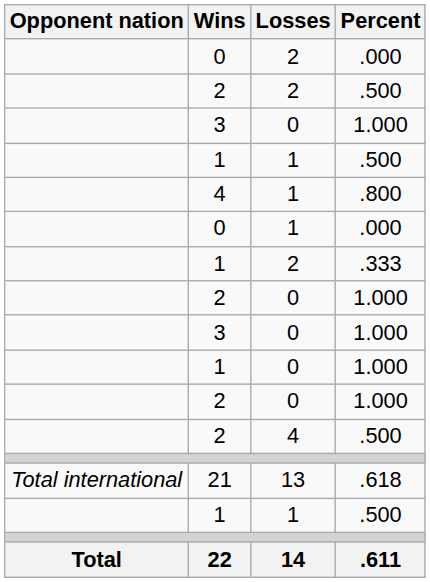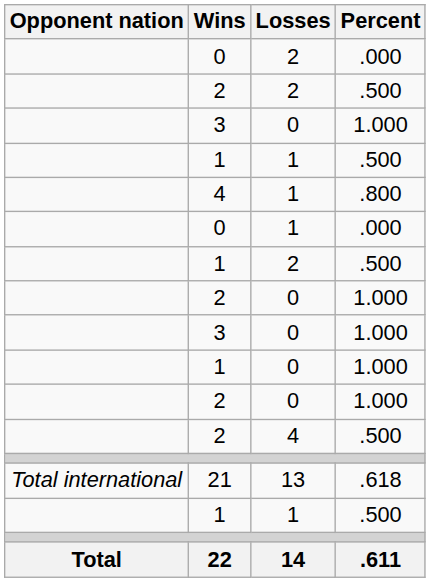(381, 263) .333 -> (381, 263) .500
